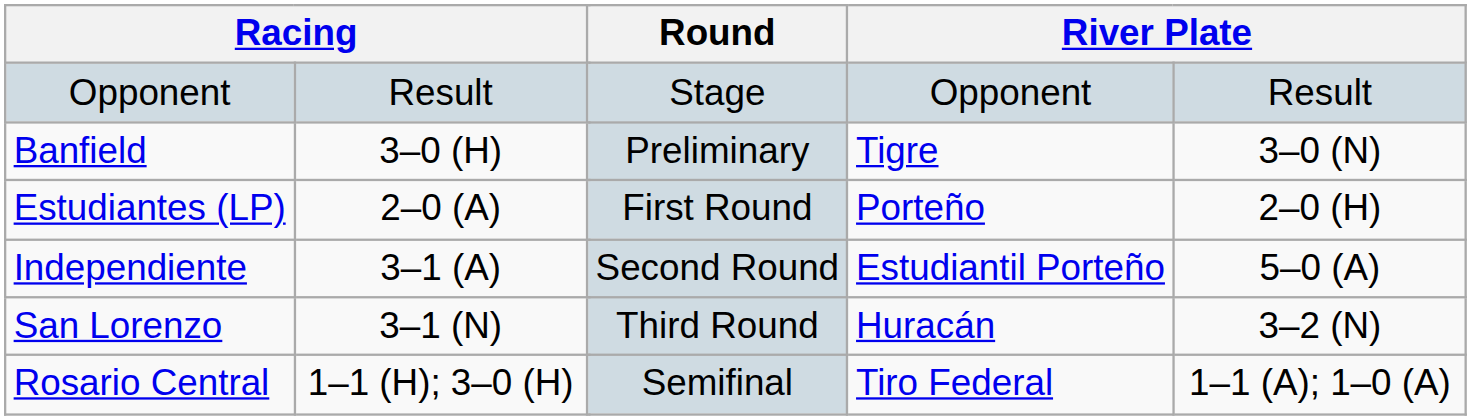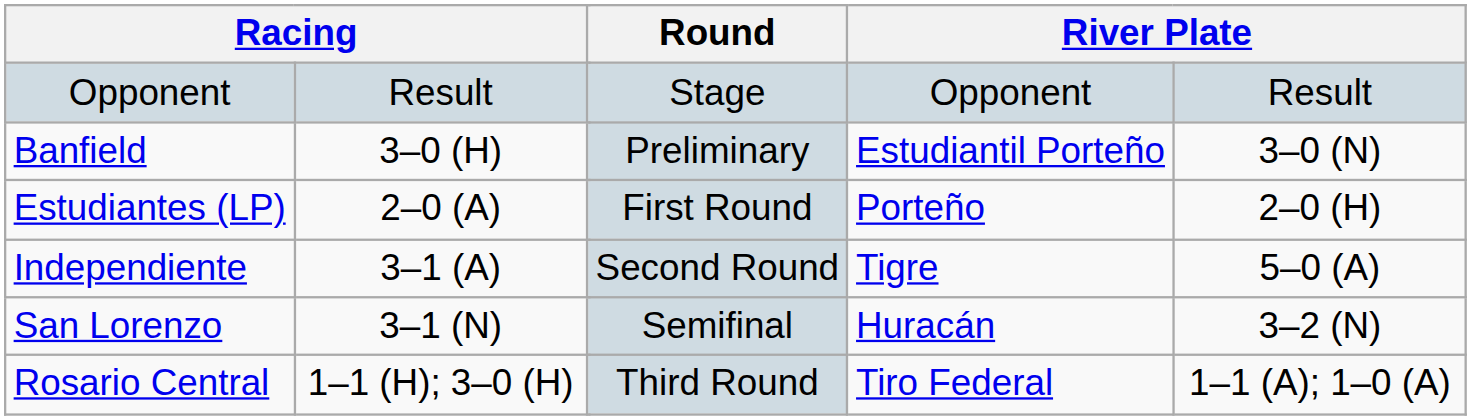(897, 150) Tigre -> (1011, 150) Estudiantil Porteño
(1011, 267) Estudiantil Porteño -> (897, 267) Tigre
(717, 325) Third Round -> (717, 325) Semifinal
(717, 383) Semifinal -> (717, 383) Third Round
